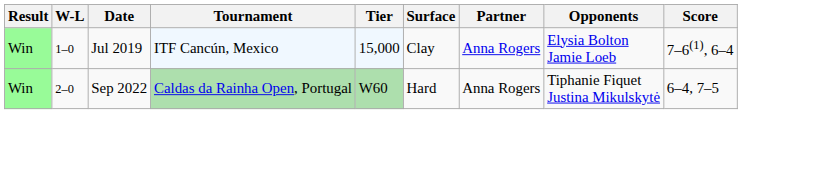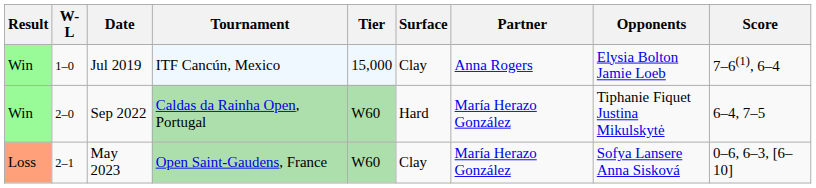(501, 88) Anna Rogers -> (496, 113) María Herazo González
+ row: (105, 162)
